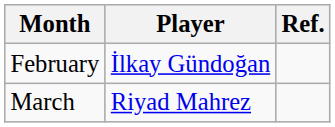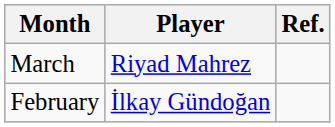rows swapped: (55, 63) <-> (43, 102)
